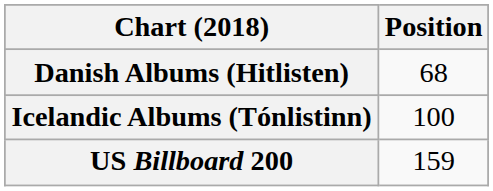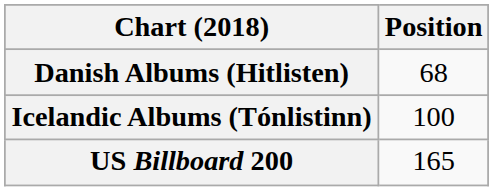(434, 161) 159 -> (434, 161) 165
